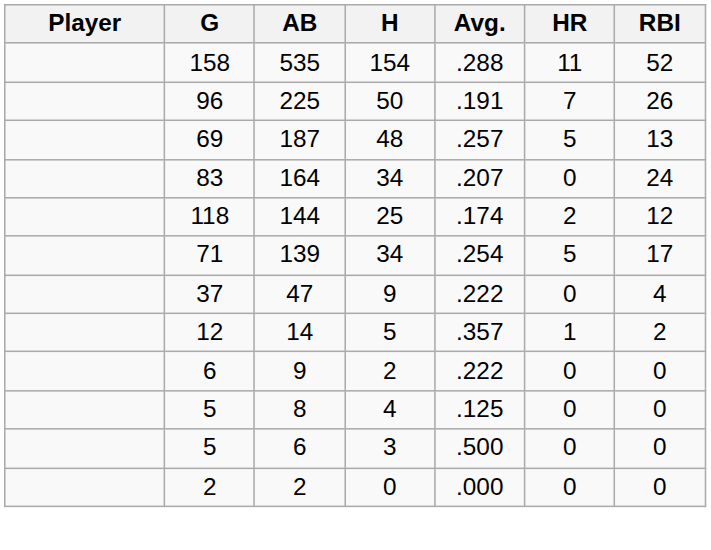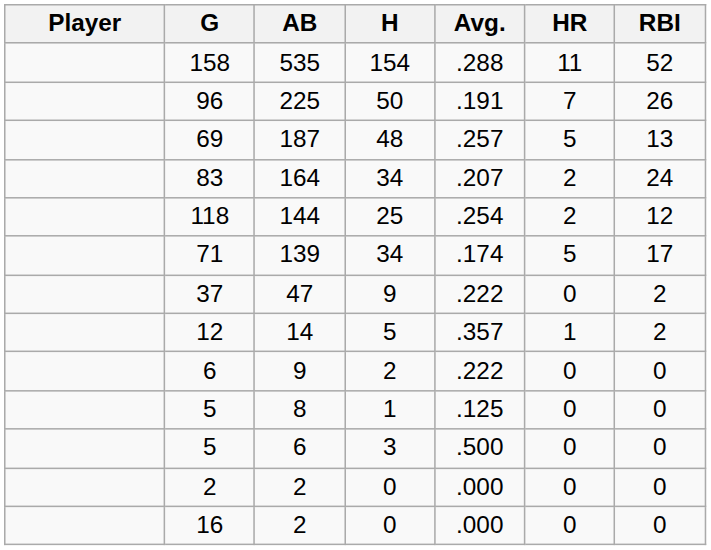(570, 178) 0 -> (570, 178) 2
(480, 216) .174 -> (480, 216) .254
(480, 255) .254 -> (480, 255) .174
(660, 293) 4 -> (660, 293) 2
(390, 409) 4 -> (390, 409) 1
+ row: (210, 525)
